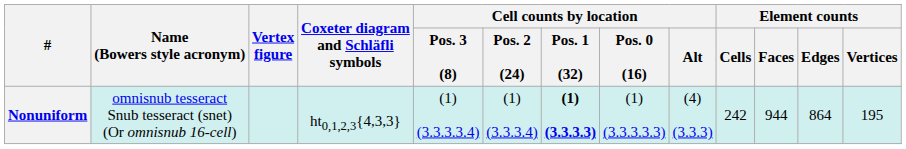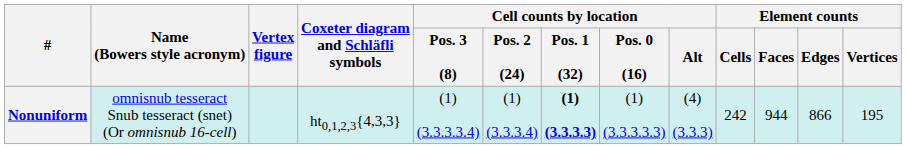(820, 114) 864 -> (820, 114) 866
